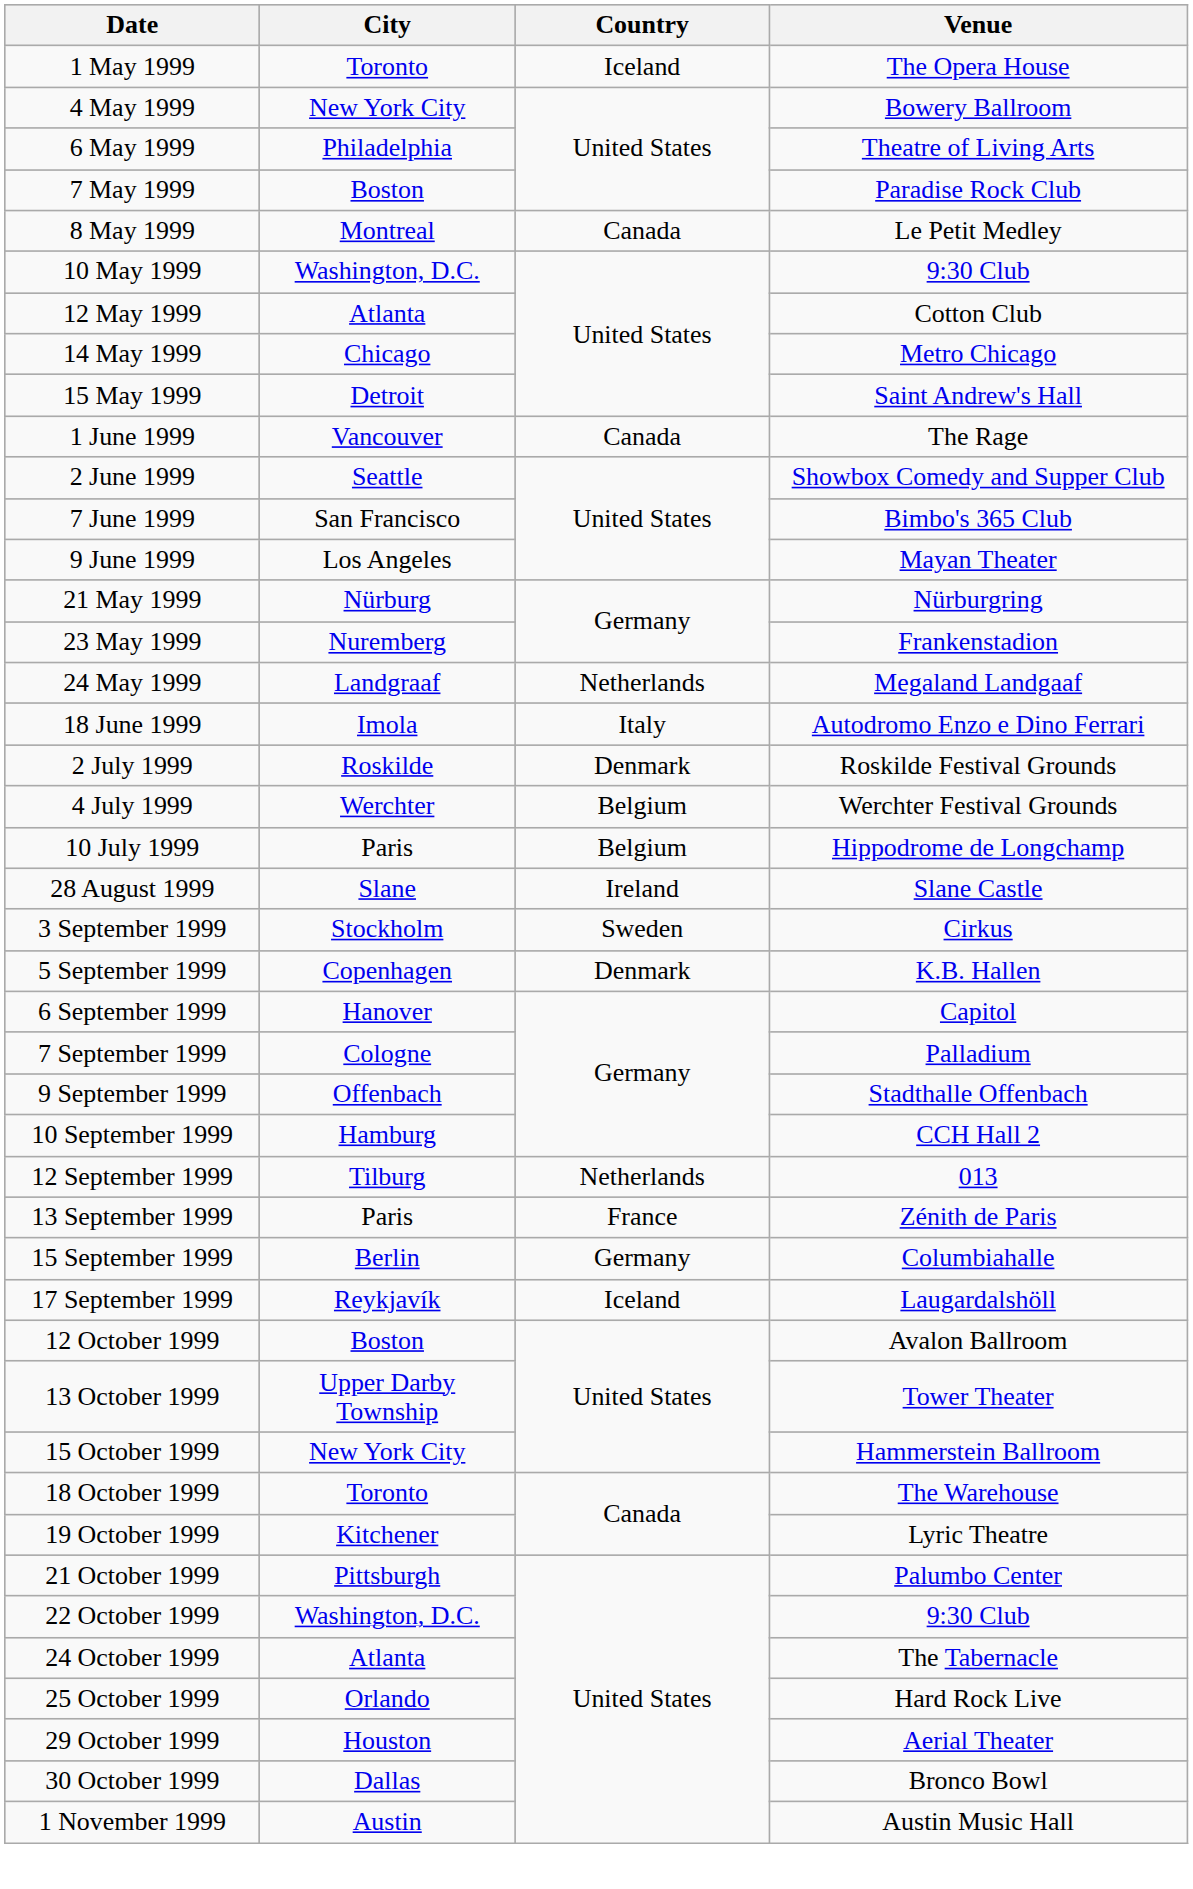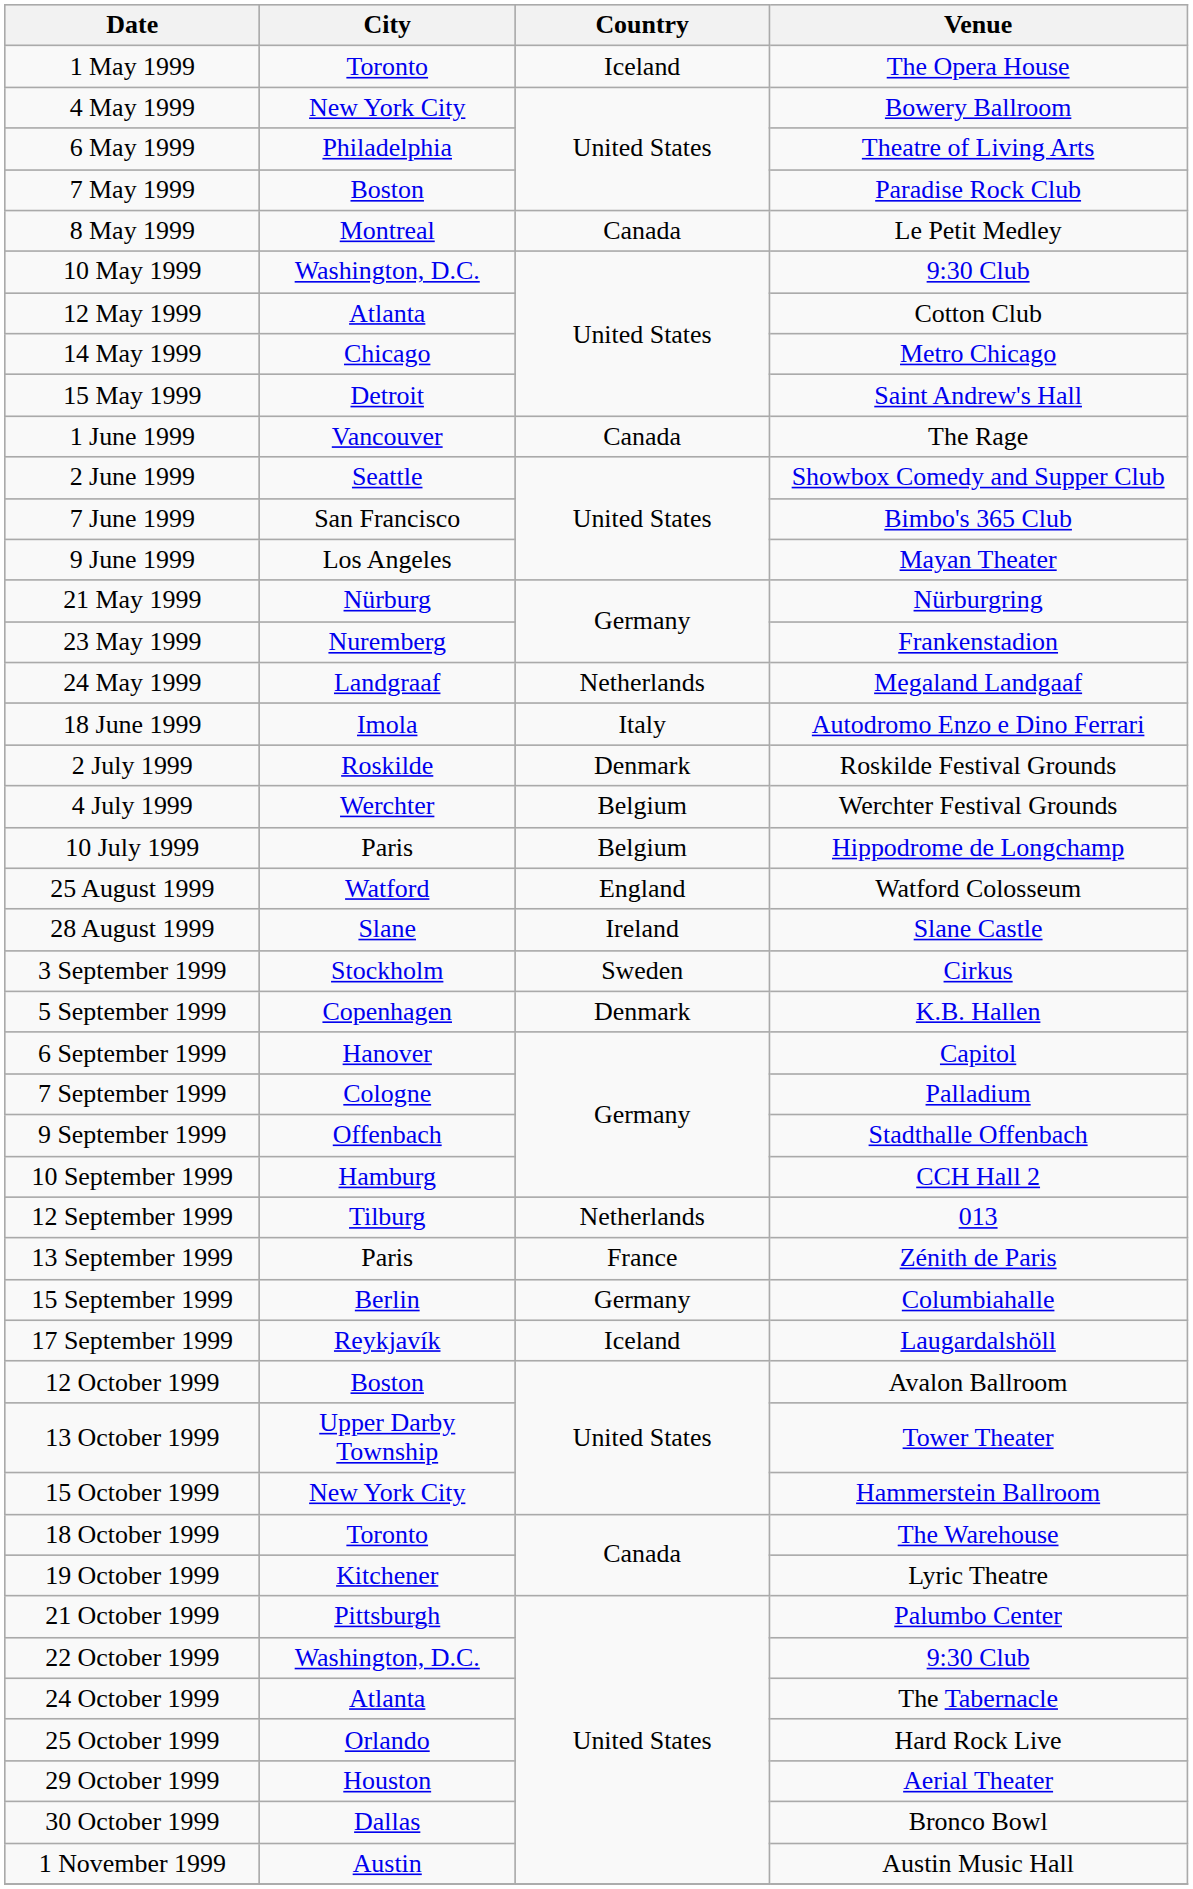+ row: (132, 888)
